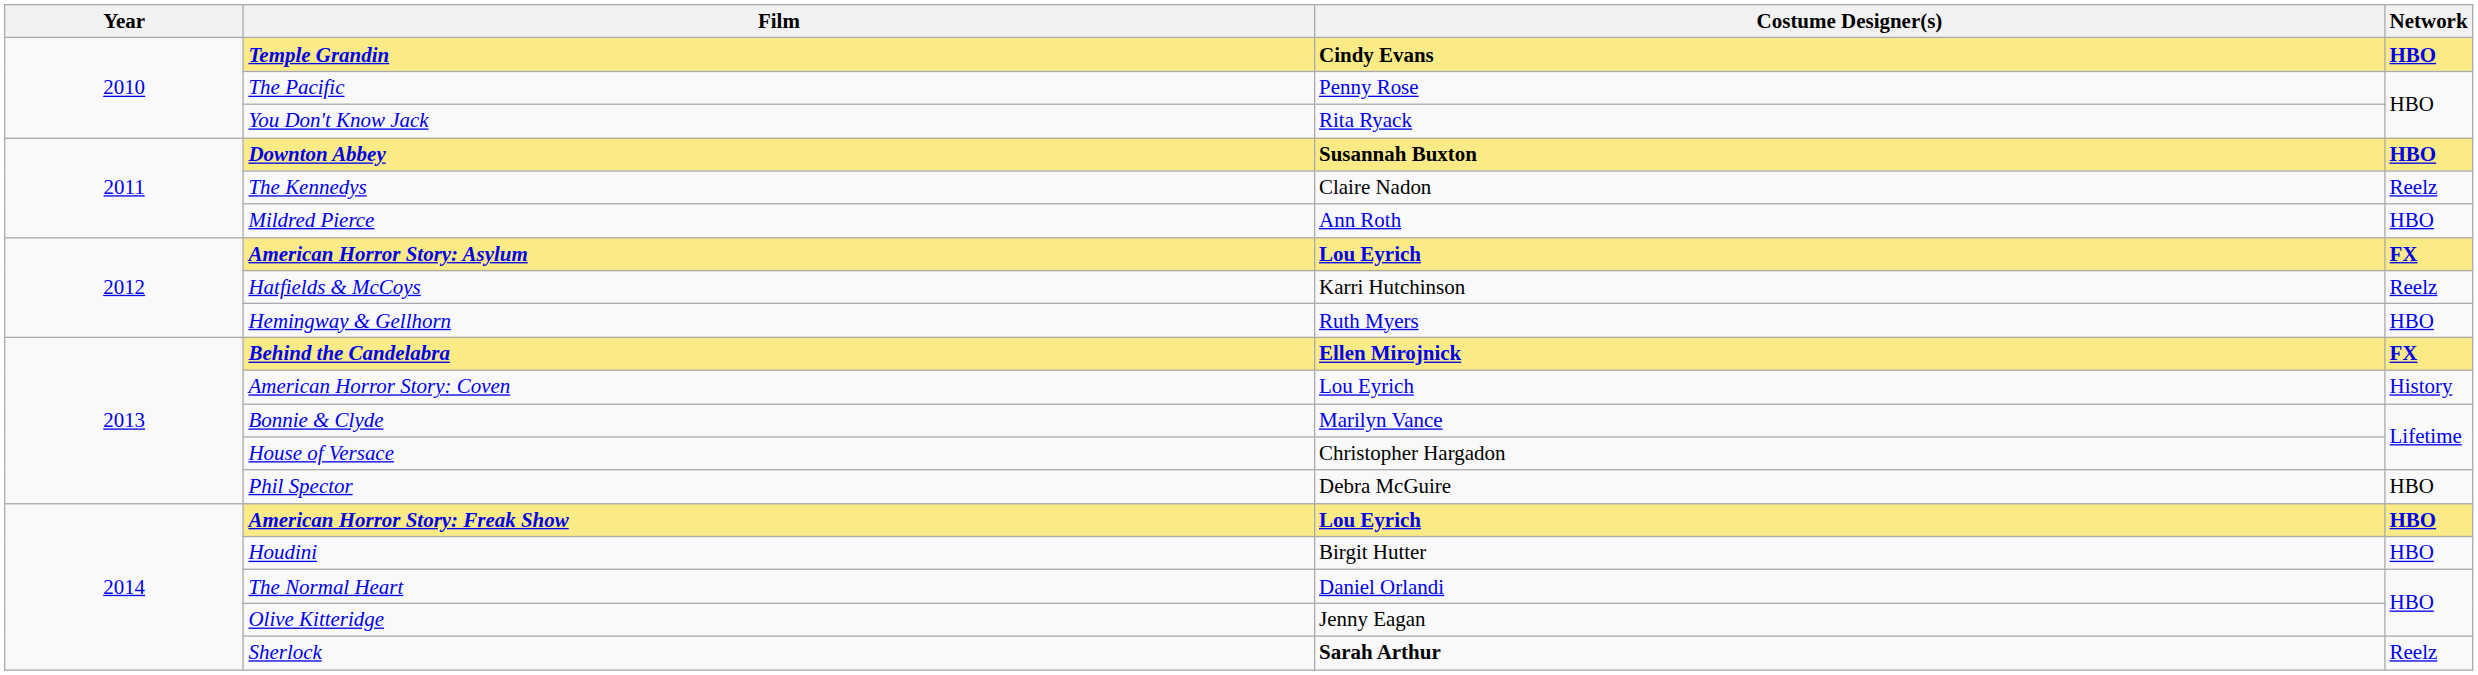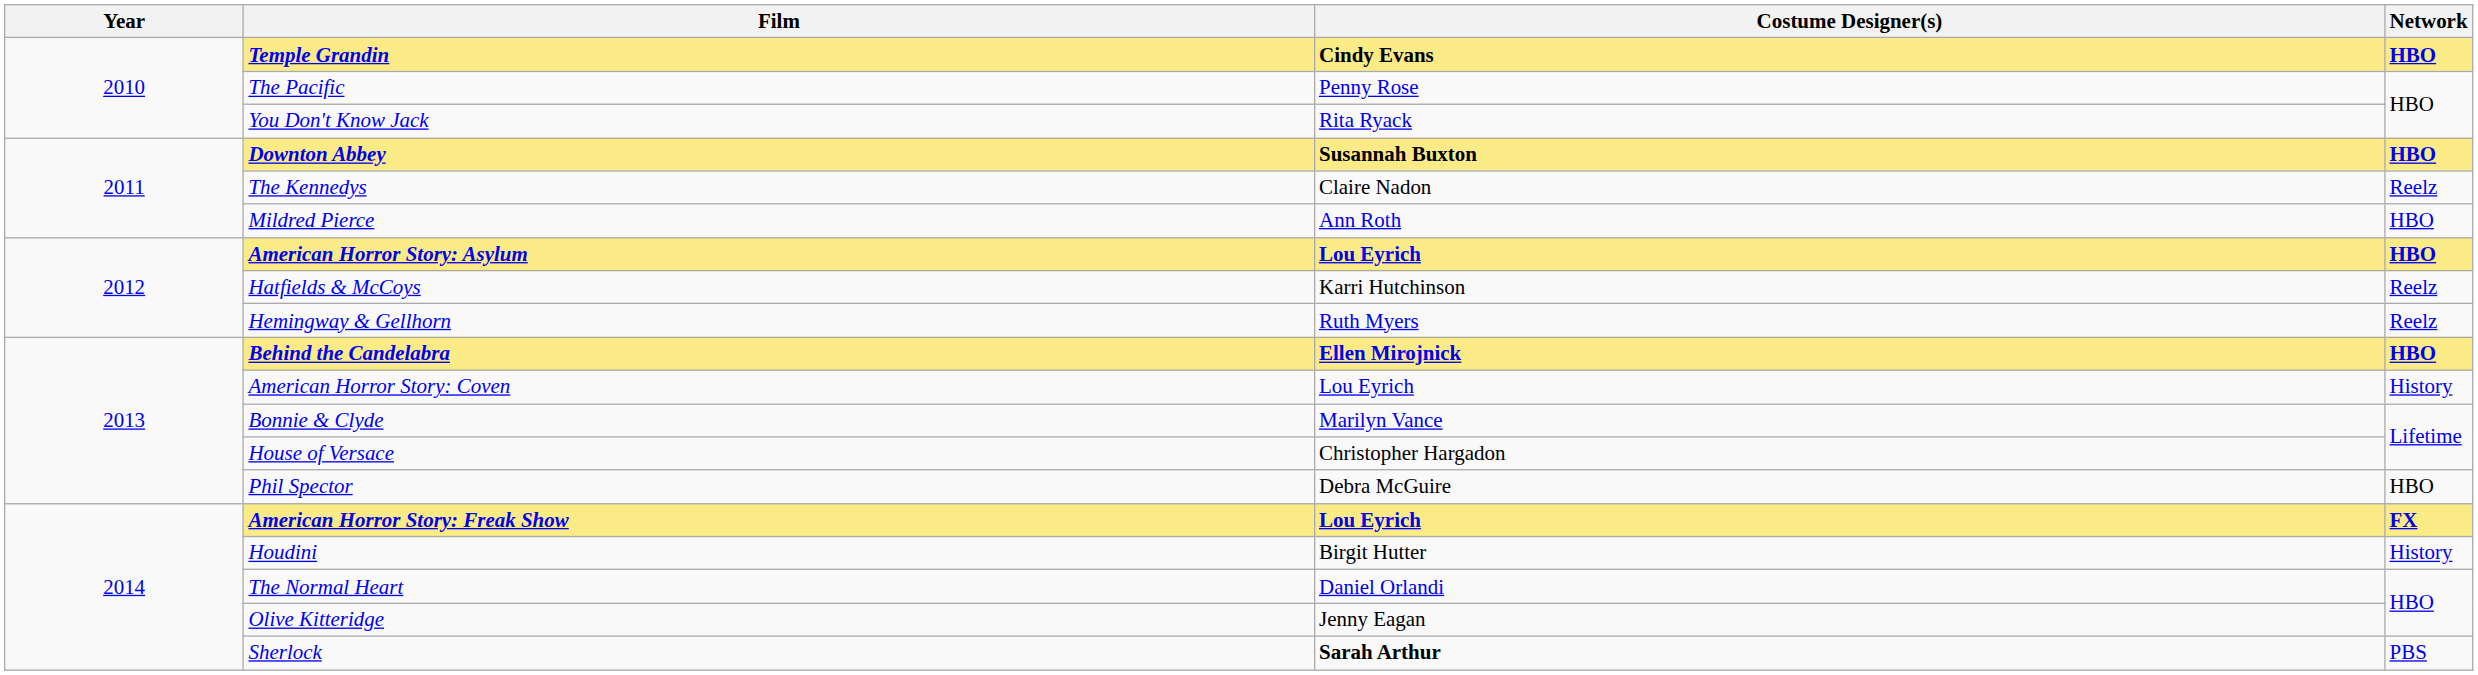(2404, 253) FX -> (2413, 253) HBO
(2412, 320) HBO -> (2413, 320) Reelz
(2404, 353) FX -> (2413, 353) HBO
(2413, 519) HBO -> (2404, 519) FX
(2412, 552) HBO -> (2421, 552) History
(2413, 652) Reelz -> (2408, 652) PBS
